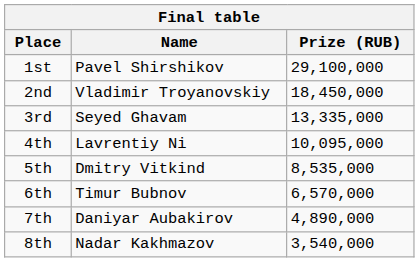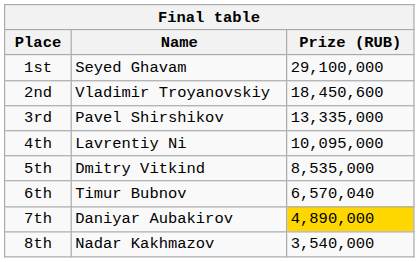(149, 68) Pavel Shirshikov -> (131, 68) Seyed Ghavam
(337, 93) 18,450,000 -> (337, 93) 18,450,600
(131, 118) Seyed Ghavam -> (149, 118) Pavel Shirshikov
(333, 194) 6,570,000 -> (333, 194) 6,570,040
(333, 219) no background -> (333, 219) gold background
